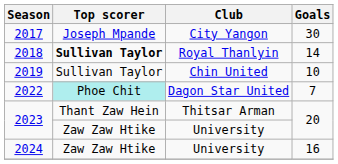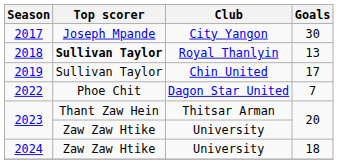(313, 53) 14 -> (313, 53) 13
(313, 72) 10 -> (313, 72) 17
(109, 91) paleturquoise background -> (109, 91) no background
(313, 149) 16 -> (313, 149) 18
